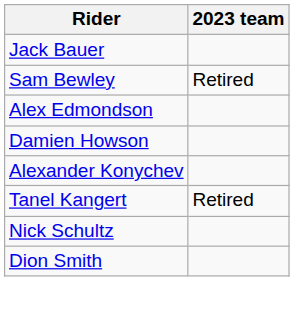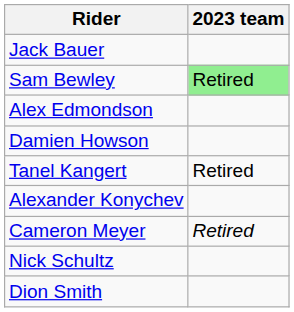(223, 79) no background -> (223, 79) lightgreen background
rows swapped: (68, 200) <-> (96, 170)
+ row: (77, 230)
